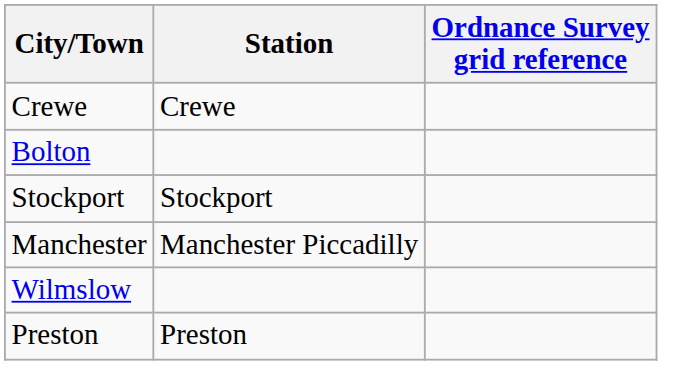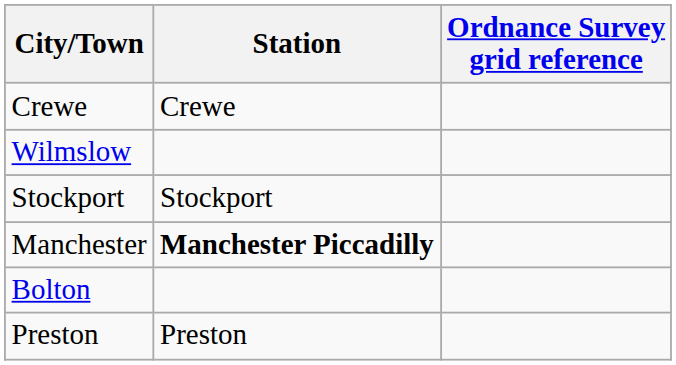rows swapped: (71, 289) <-> (51, 151)
(289, 243) normal -> (297, 243) bold
